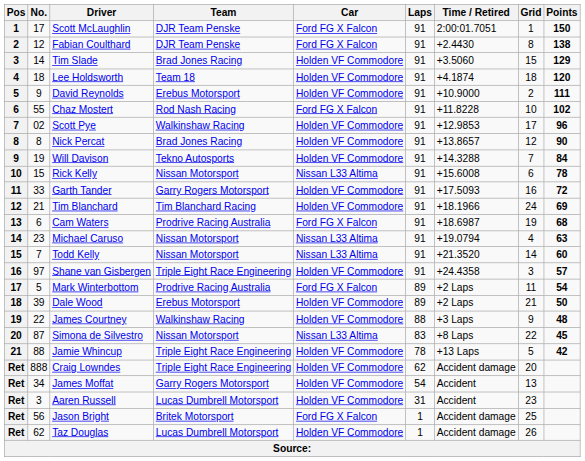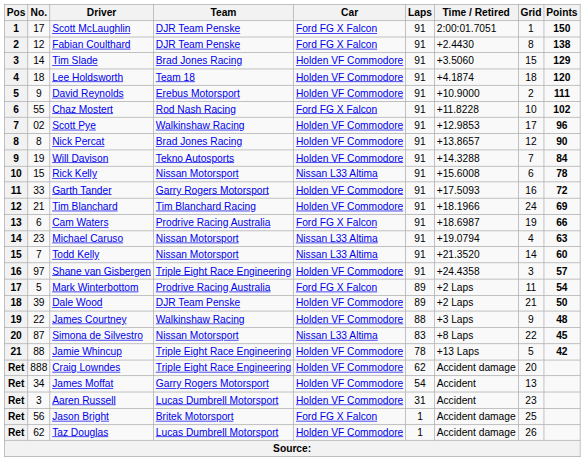(562, 223) 68 -> (562, 223) 66
(198, 304) Erebus Motorsport -> (198, 304) DJR Team Penske
